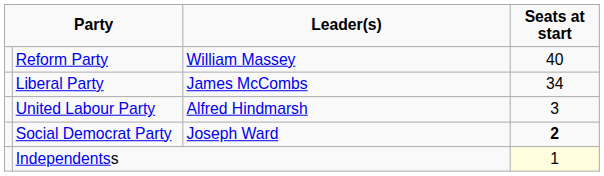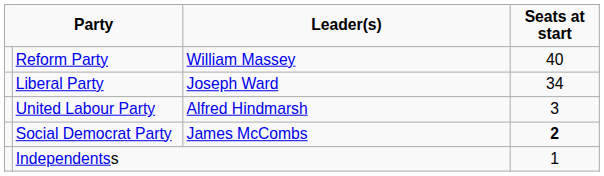(247, 84) James McCombs -> (232, 84) Joseph Ward
(232, 134) Joseph Ward -> (247, 134) James McCombs
(555, 158) lightyellow background -> (555, 158) no background
